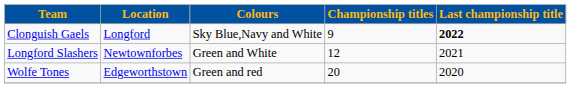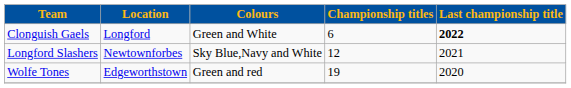(257, 33) Sky Blue,Navy and White -> (235, 33) Green and White
(331, 33) 9 -> (331, 33) 6
(235, 53) Green and White -> (257, 53) Sky Blue,Navy and White
(334, 72) 20 -> (334, 72) 19
